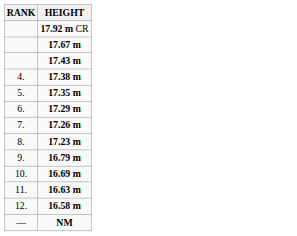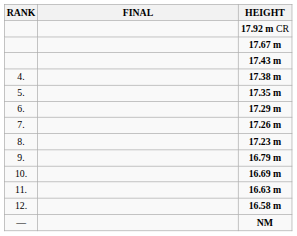+ column: (138, 12)
